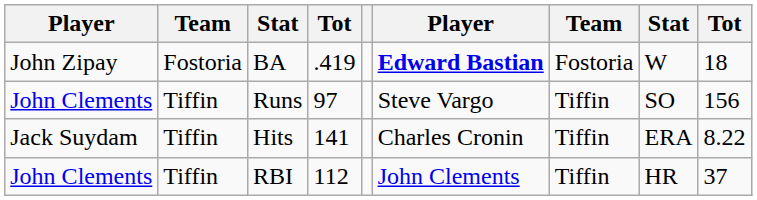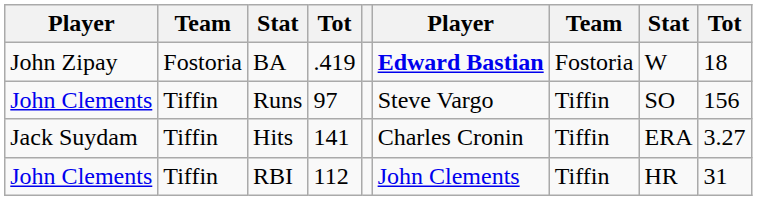(725, 137) 8.22 -> (725, 137) 3.27
(716, 175) 37 -> (716, 175) 31
